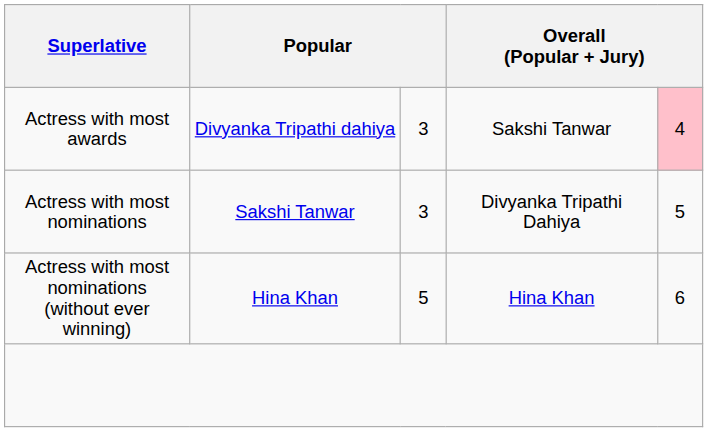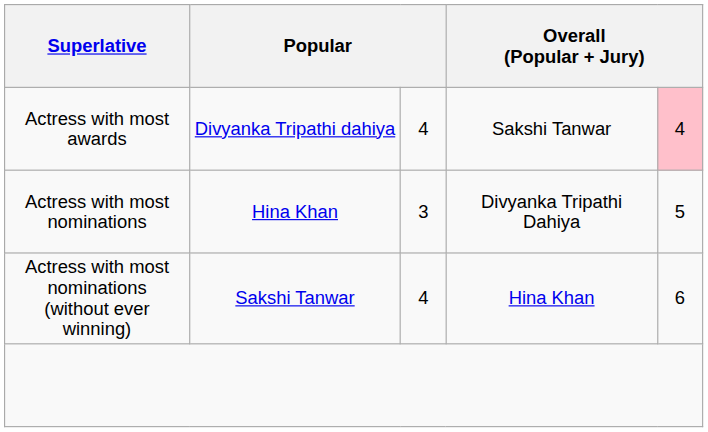(423, 128) 3 -> (423, 128) 4
(295, 211) Sakshi Tanwar -> (295, 211) Hina Khan
(295, 298) Hina Khan -> (295, 298) Sakshi Tanwar
(423, 298) 5 -> (423, 298) 4
